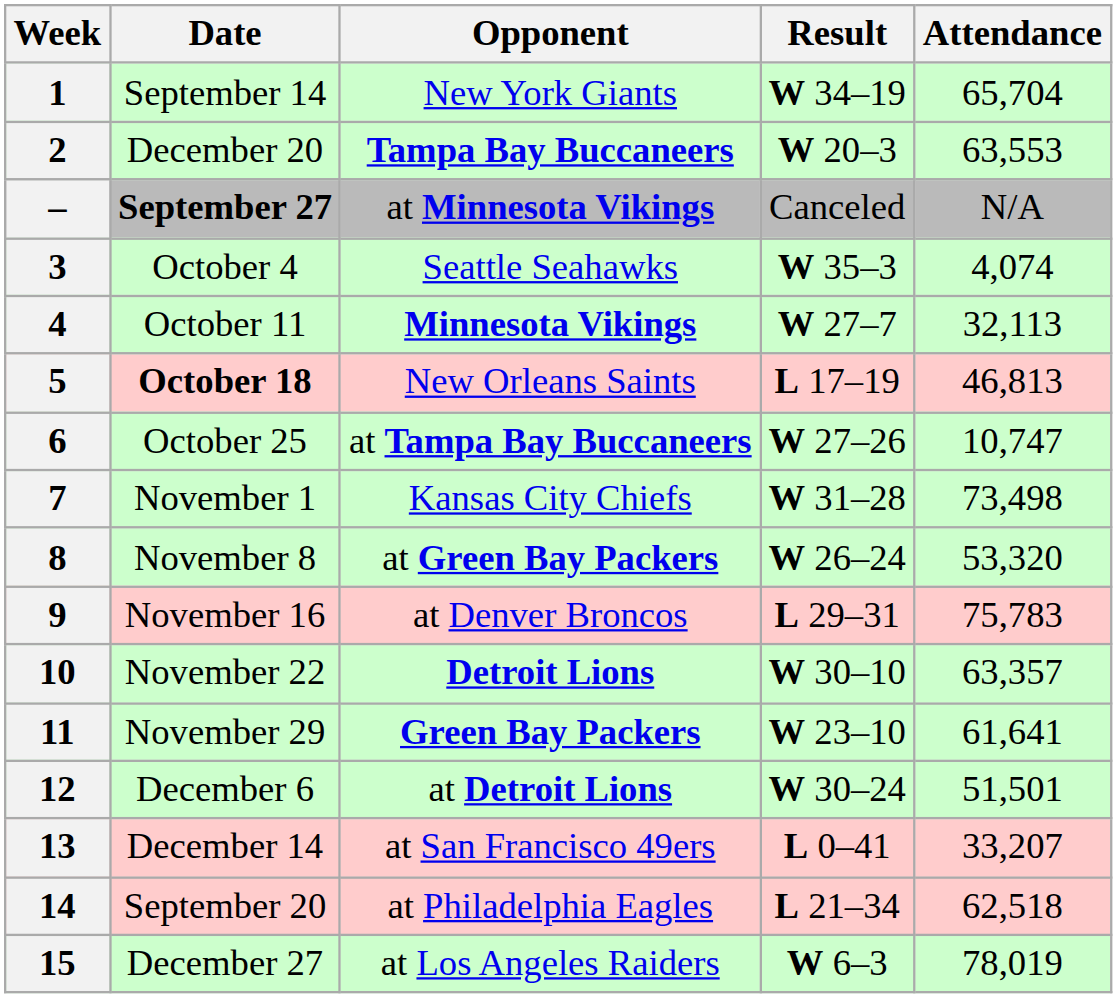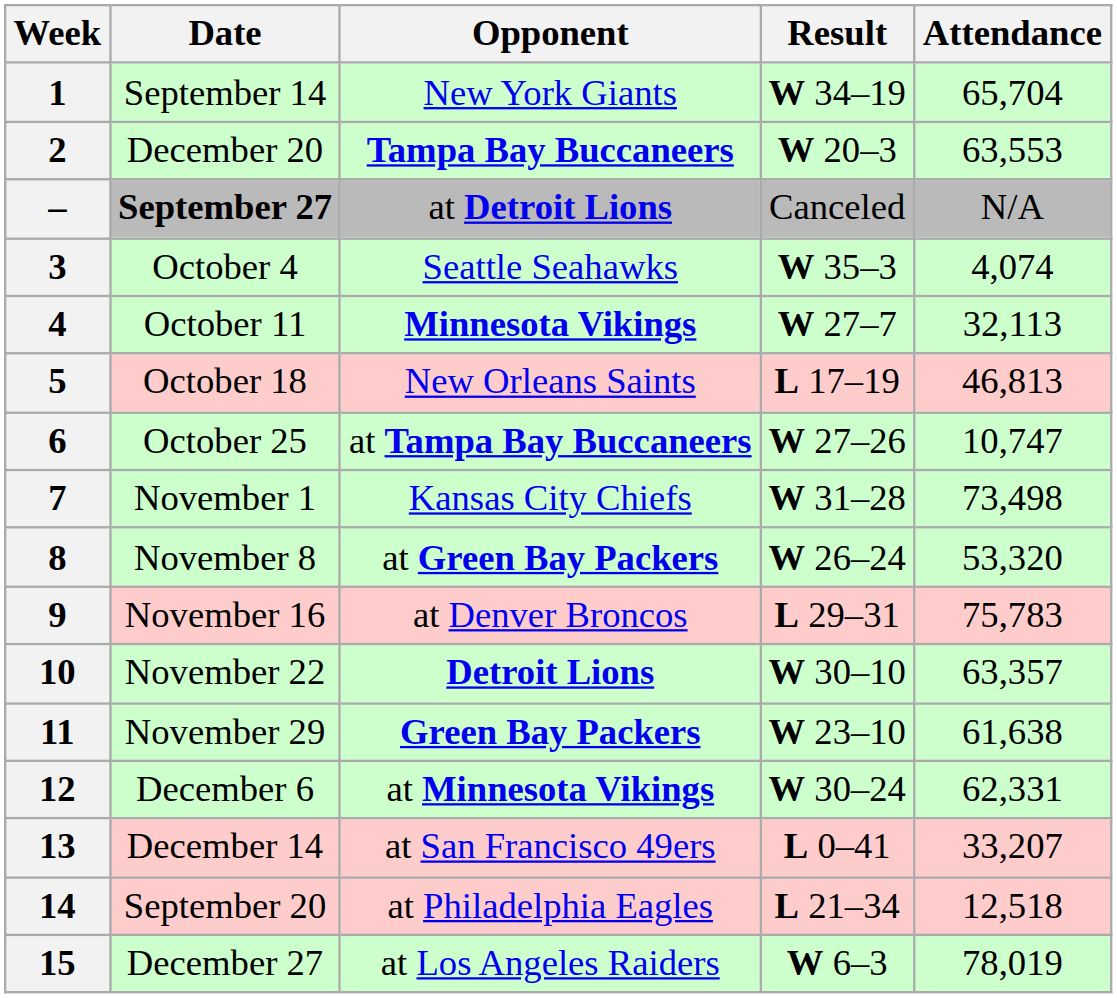(550, 207) at Minnesota Vikings -> (550, 207) at Detroit Lions
(225, 382) bold -> (225, 382) normal
(1012, 730) 61,641 -> (1012, 730) 61,638
(550, 788) at Detroit Lions -> (550, 788) at Minnesota Vikings
(1012, 788) 51,501 -> (1012, 788) 62,331
(1012, 905) 62,518 -> (1012, 905) 12,518
